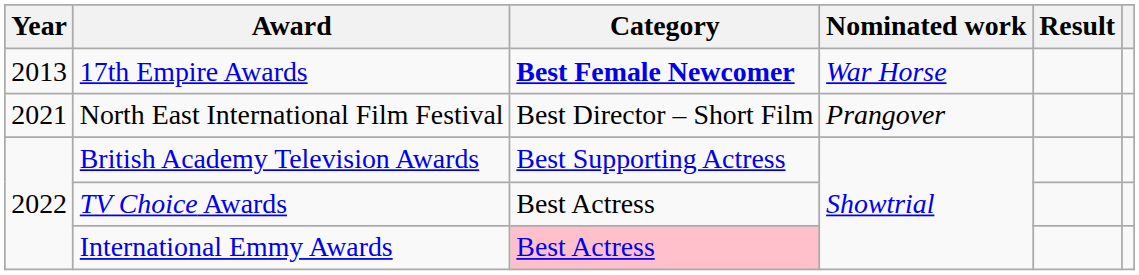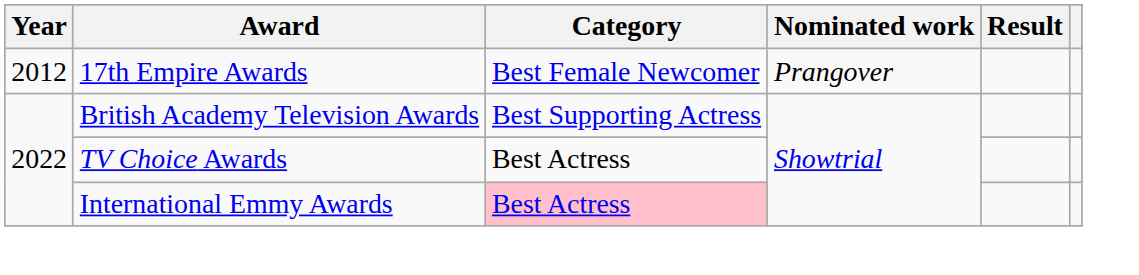(39, 70) 2013 -> (39, 70) 2012
(655, 70) bold -> (626, 70) normal
(886, 70) War Horse -> (834, 70) Prangover
- row: (292, 114)
